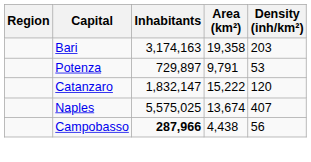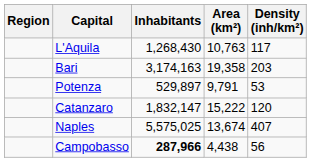+ row: (77, 48)
(179, 68) 729,897 -> (179, 87) 529,897
